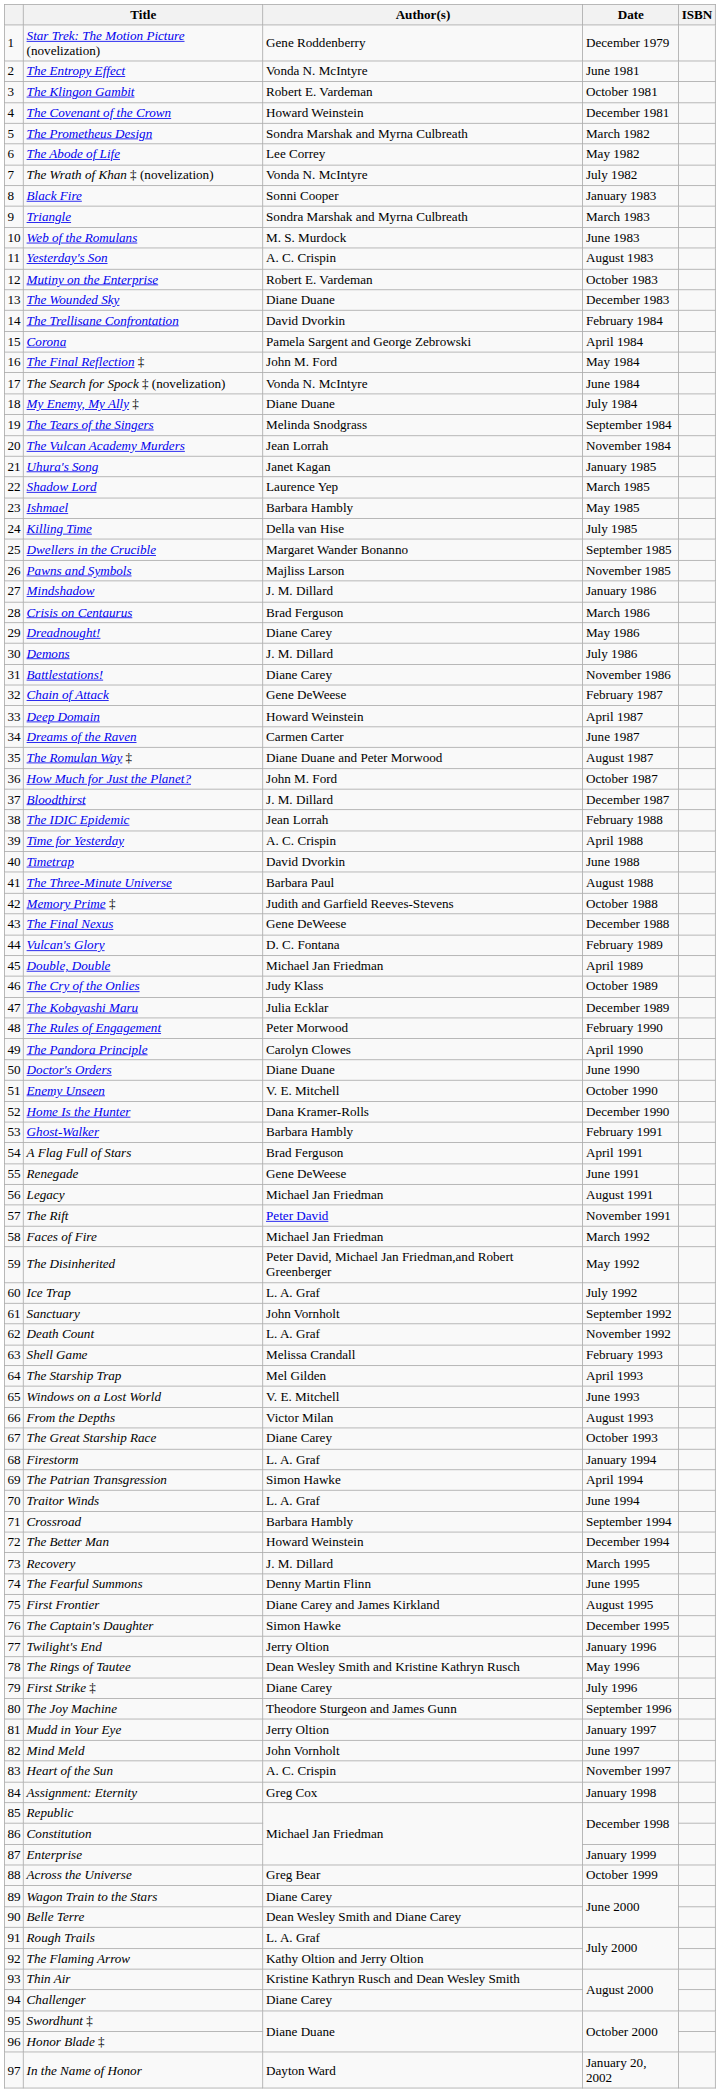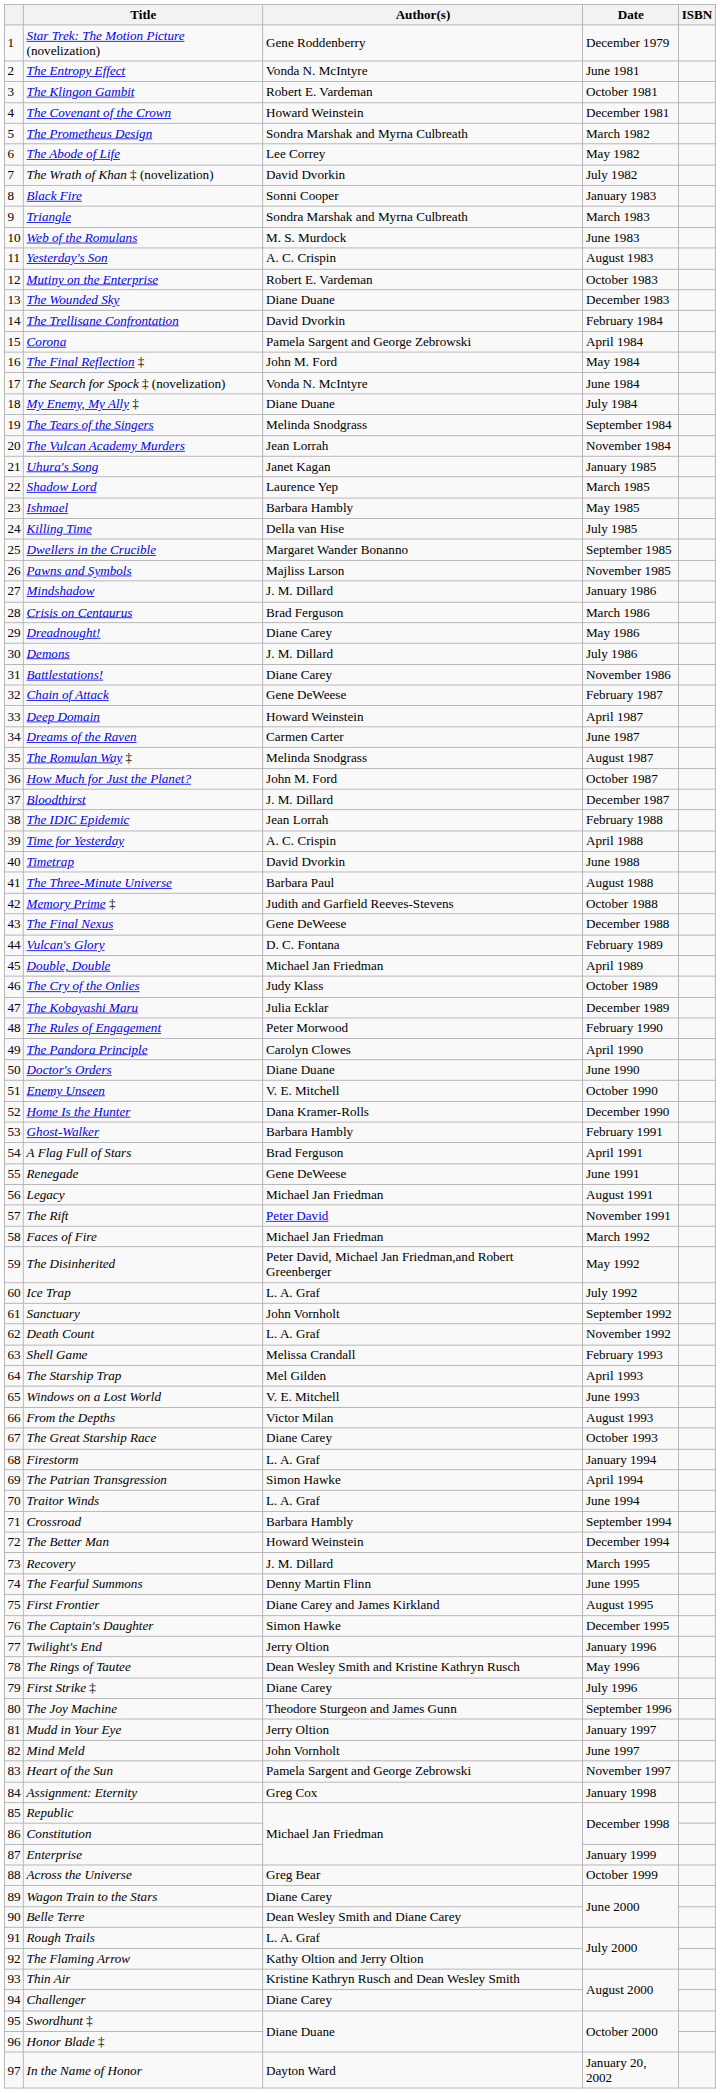(317, 175) Vonda N. McIntyre -> (306, 175) David Dvorkin
(354, 757) Diane Duane and Peter Morwood -> (317, 757) Melinda Snodgrass
(301, 1771) A. C. Crispin -> (369, 1771) Pamela Sargent and George Zebrowski
